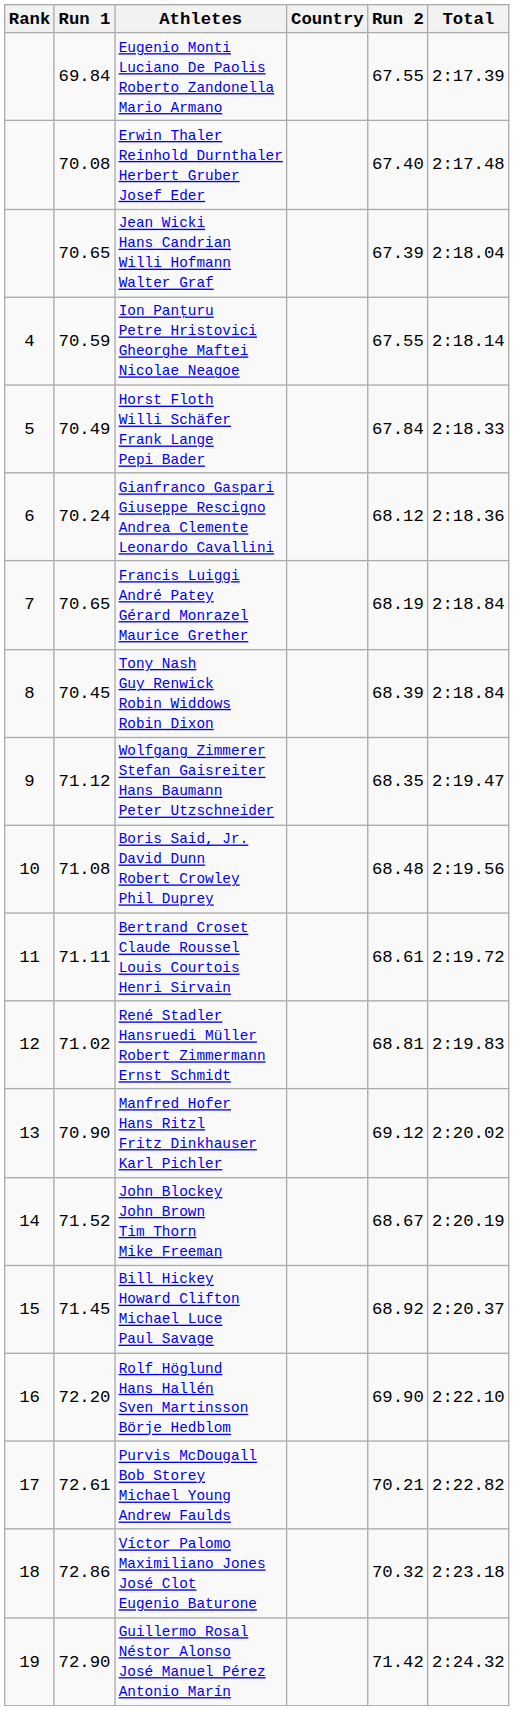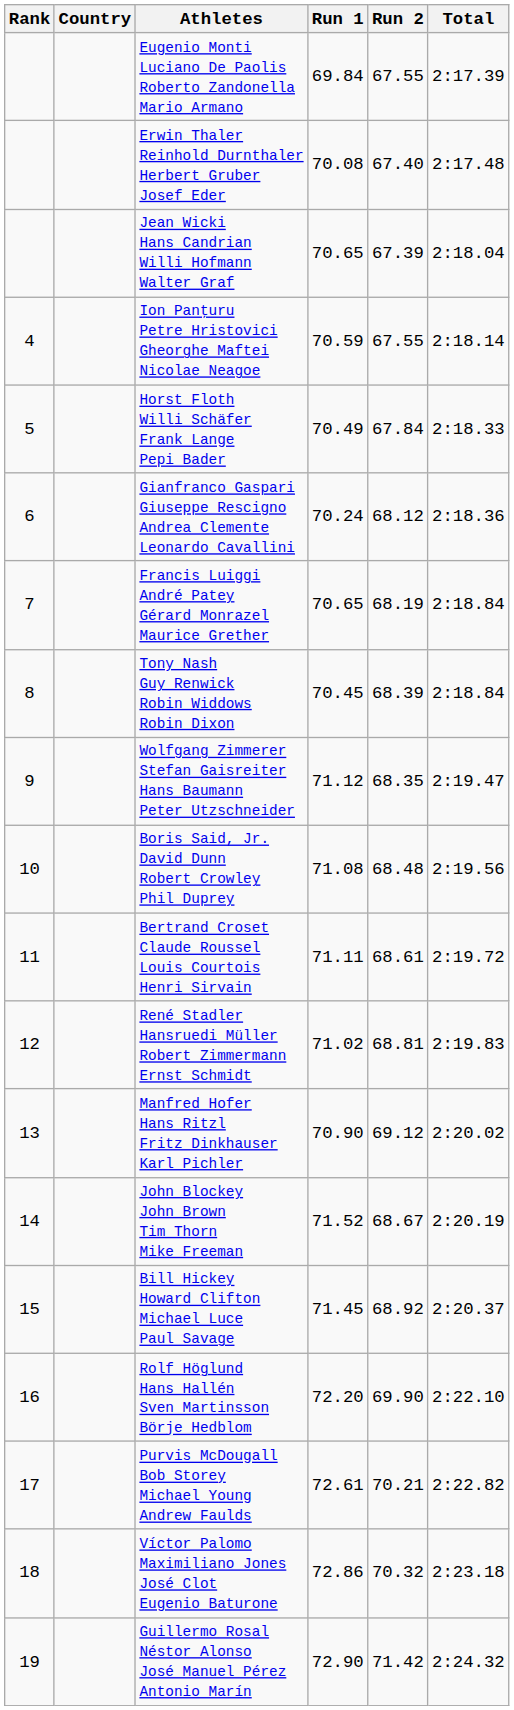columns swapped: (327, 19) <-> (84, 19)
